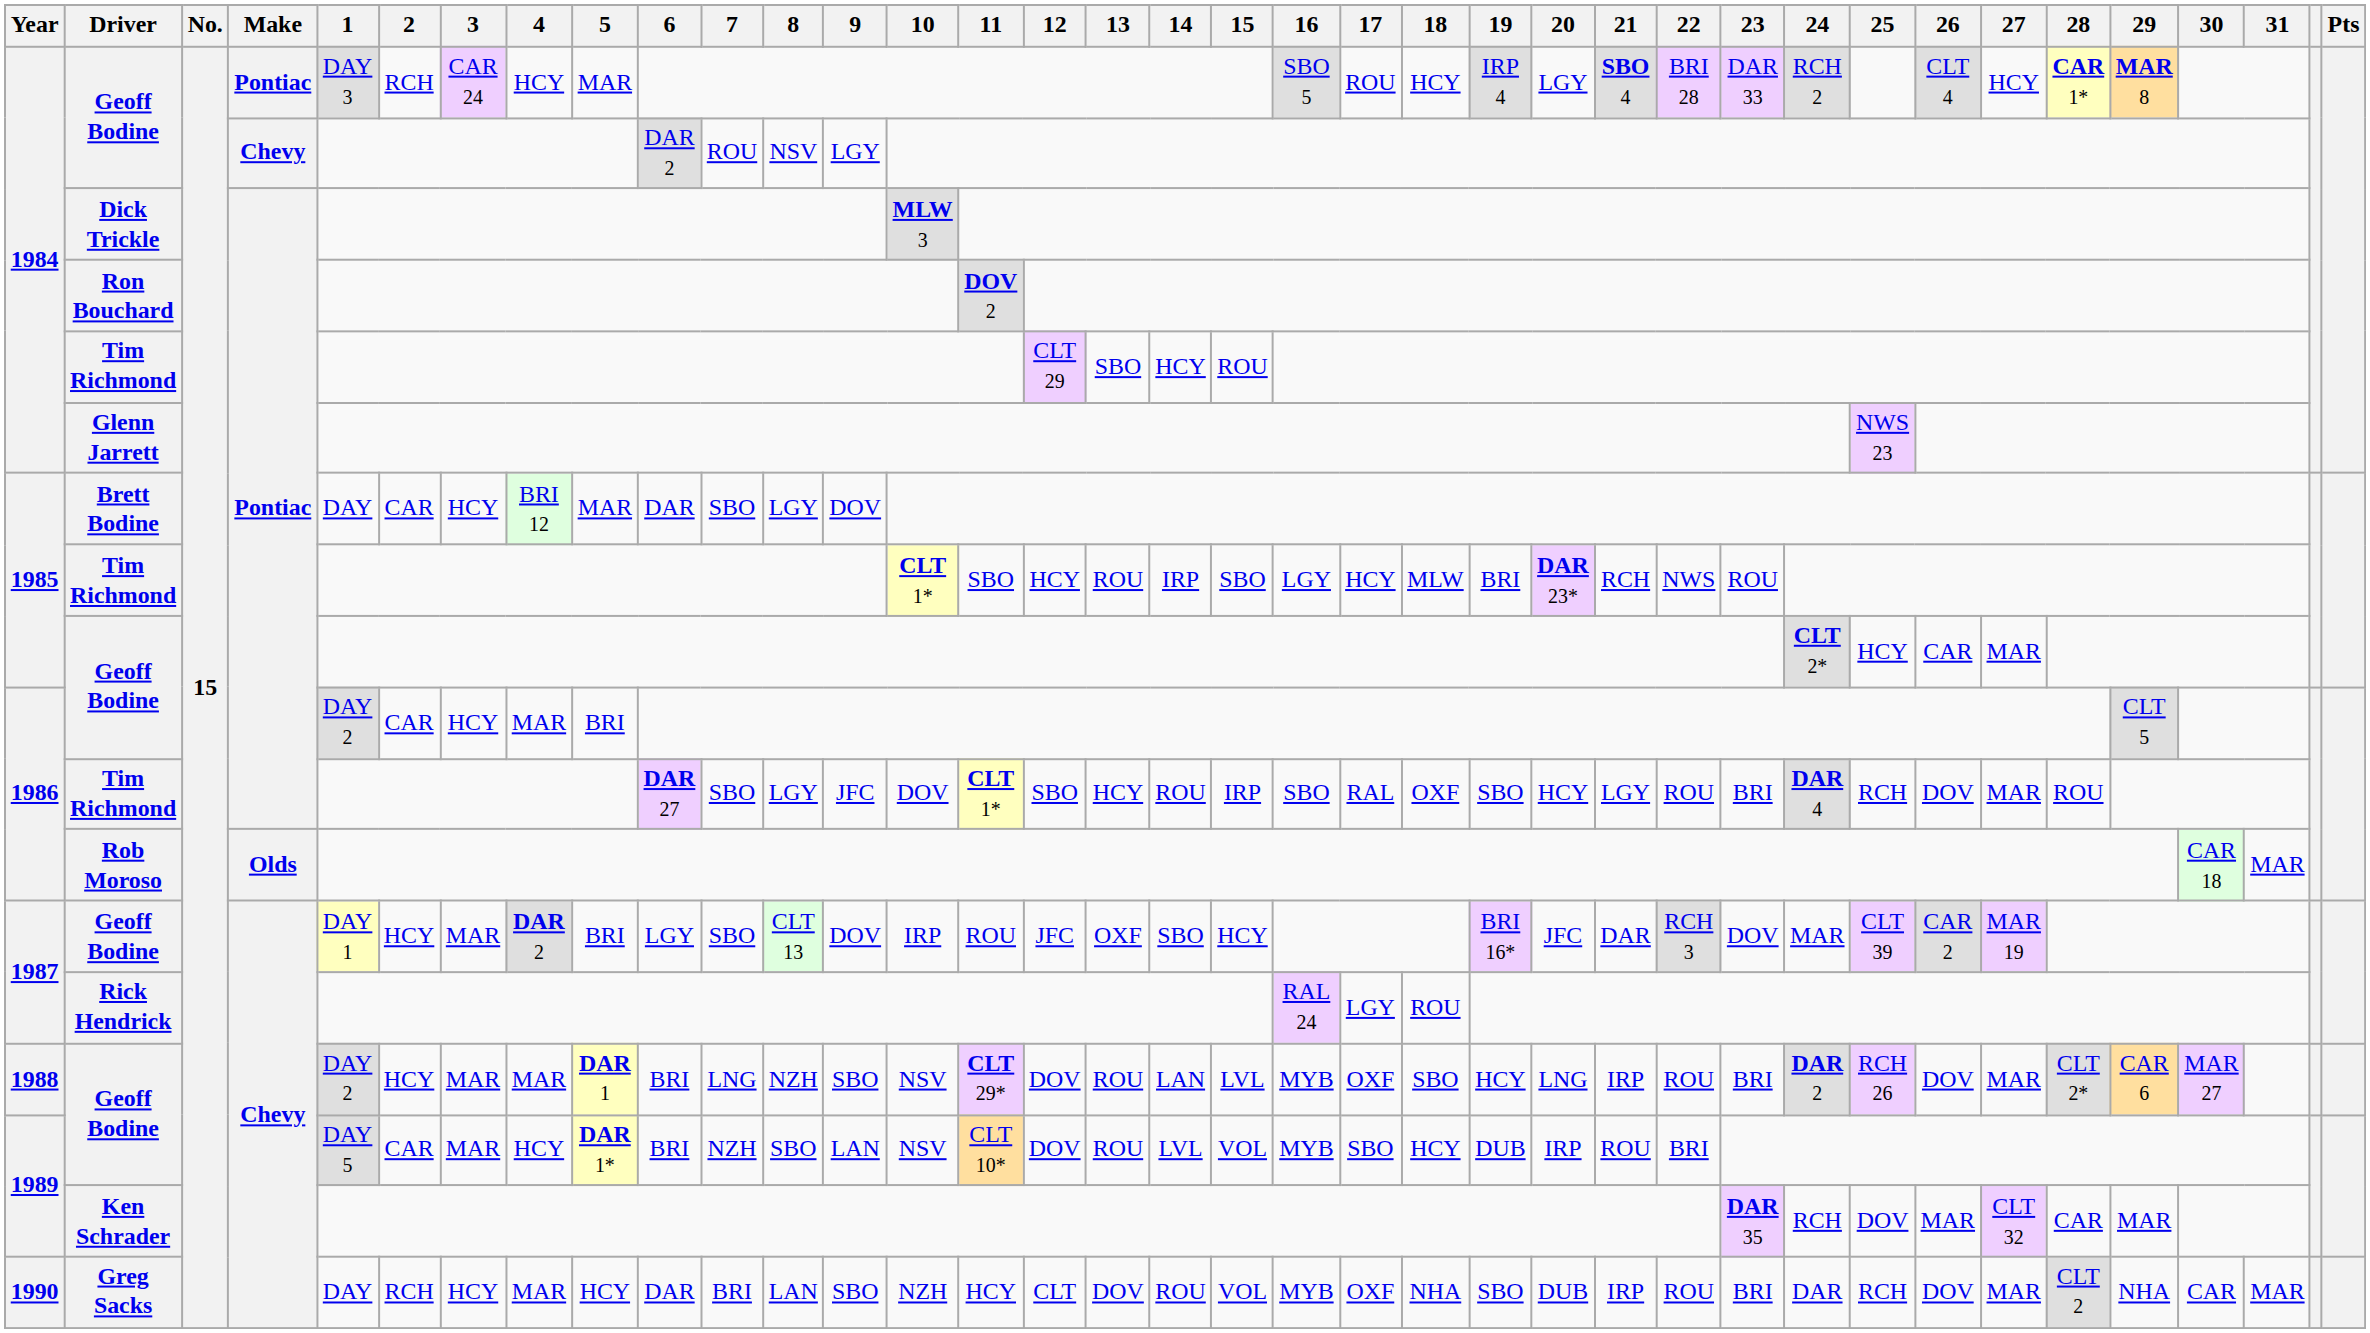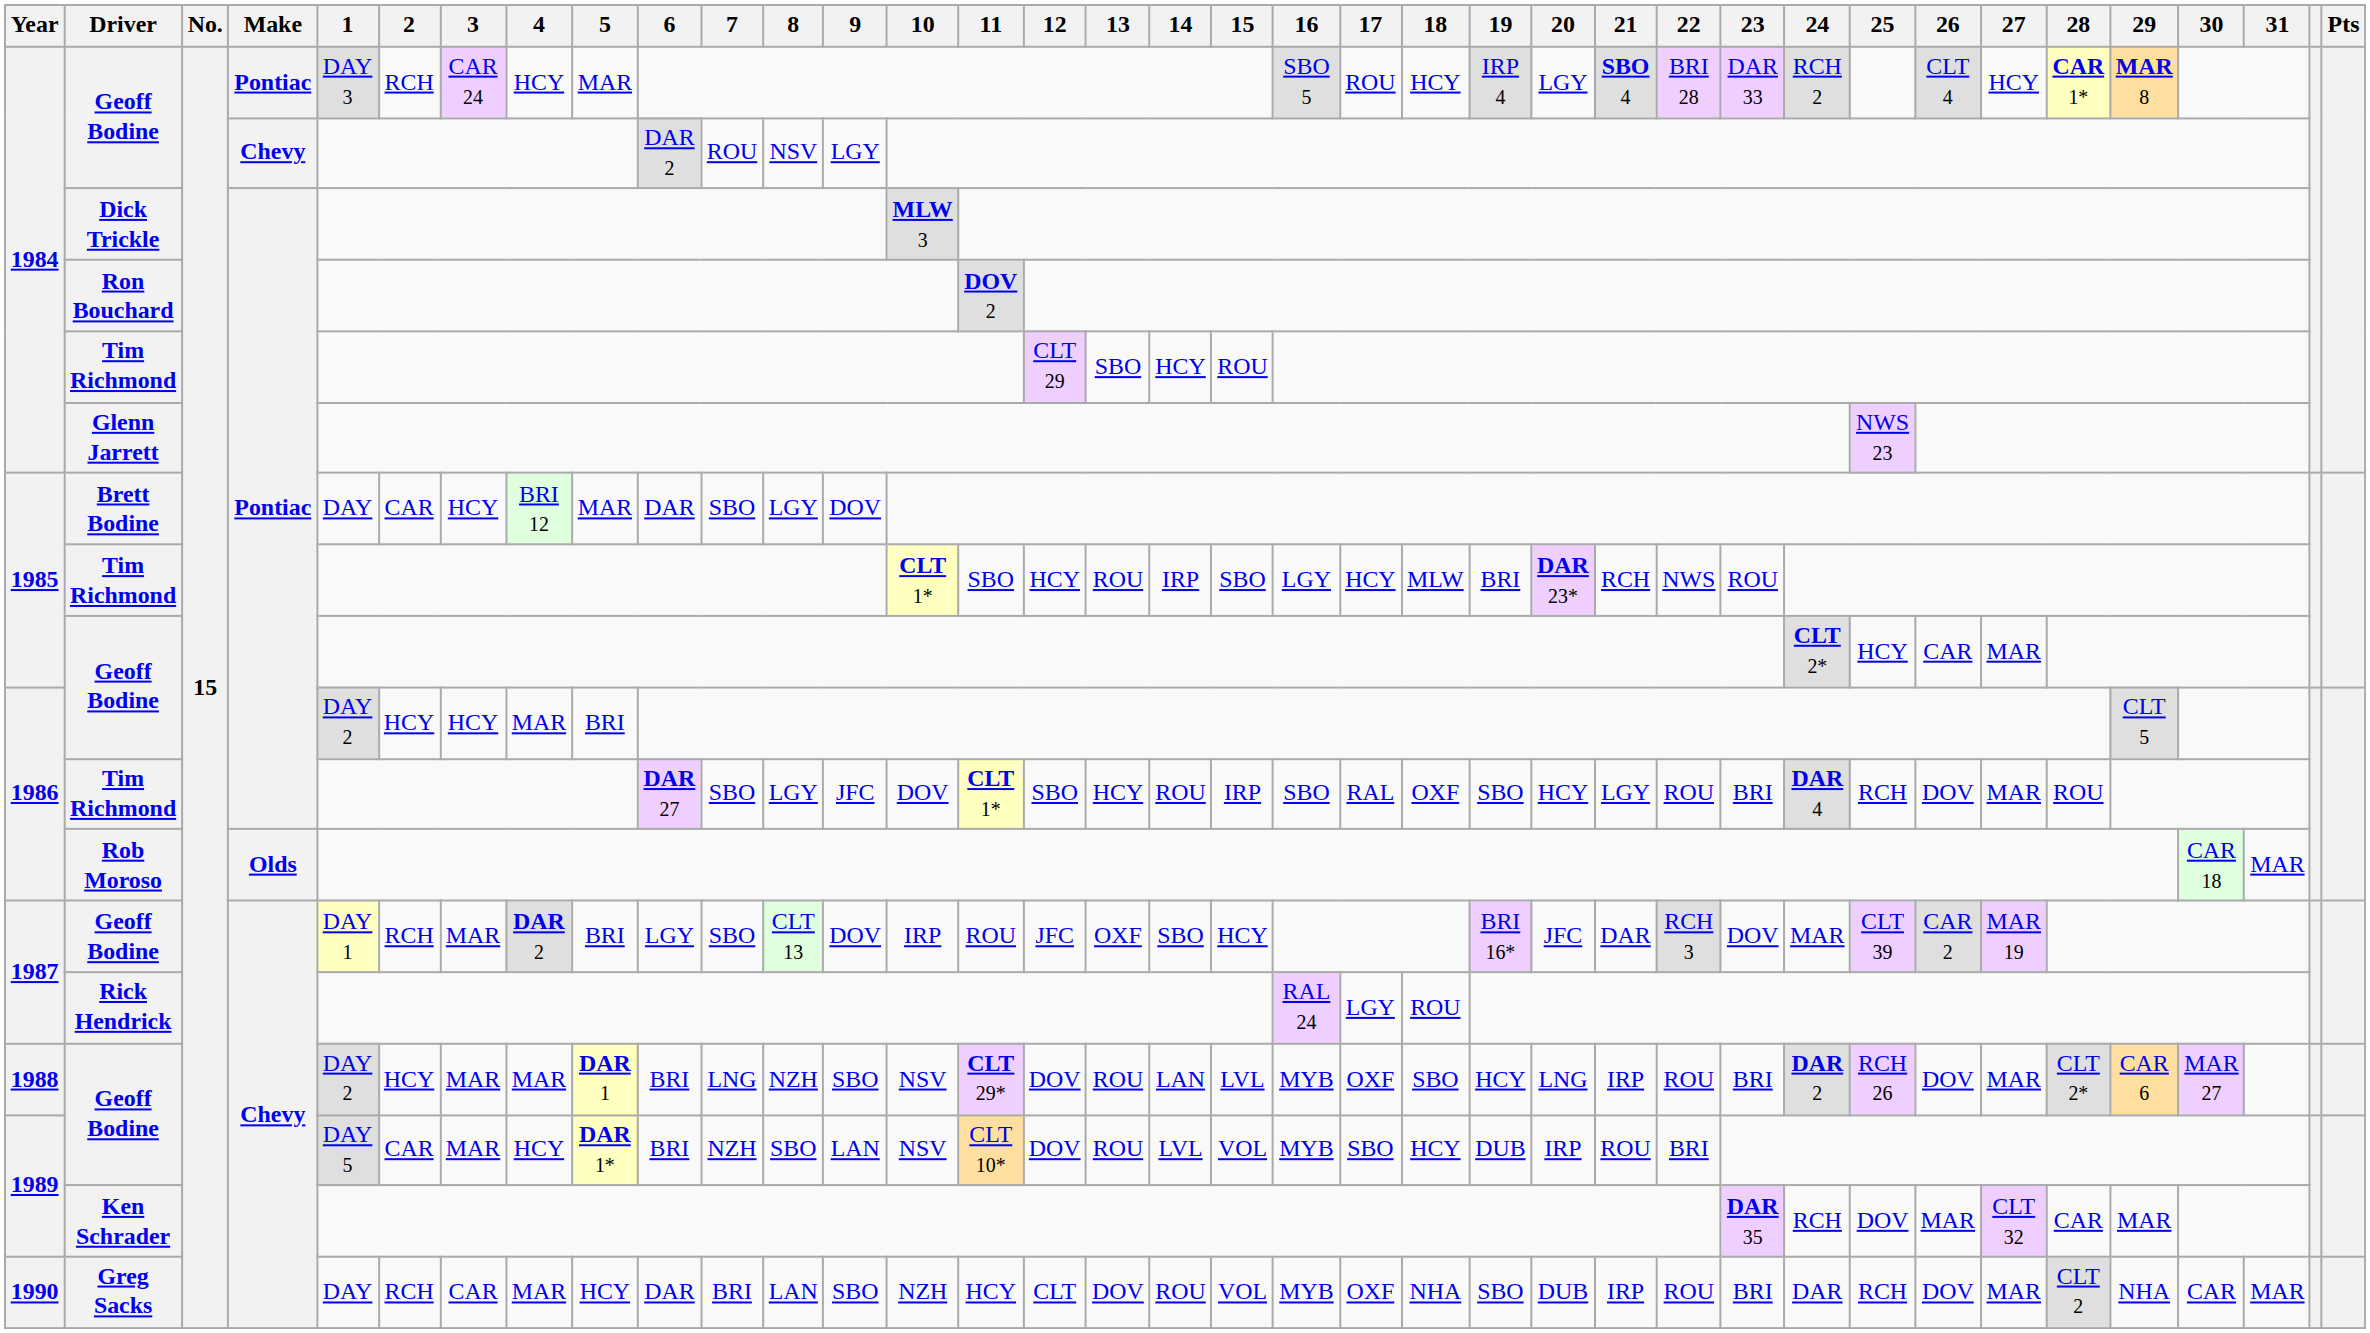(409, 722) CAR -> (409, 722) HCY
(409, 935) HCY -> (409, 935) RCH
(473, 1291) HCY -> (473, 1291) CAR
